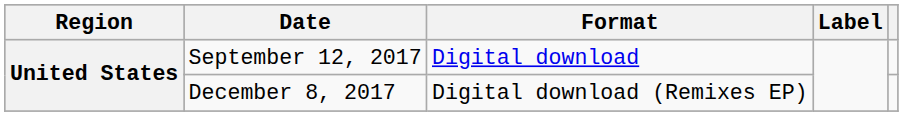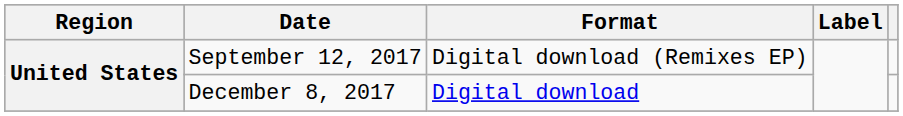(536, 58) Digital download -> (620, 58) Digital download (Remixes EP)
(620, 93) Digital download (Remixes EP) -> (536, 93) Digital download
